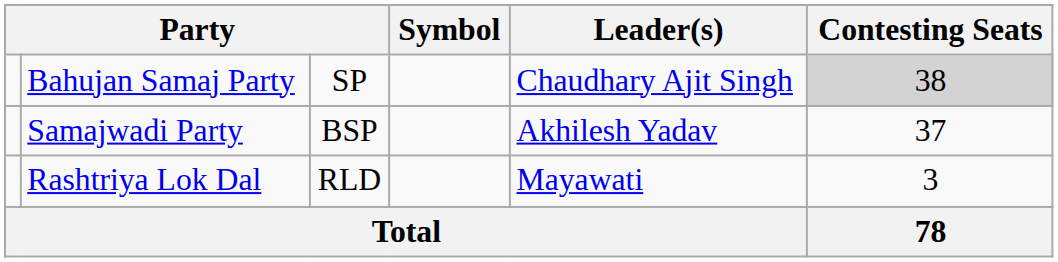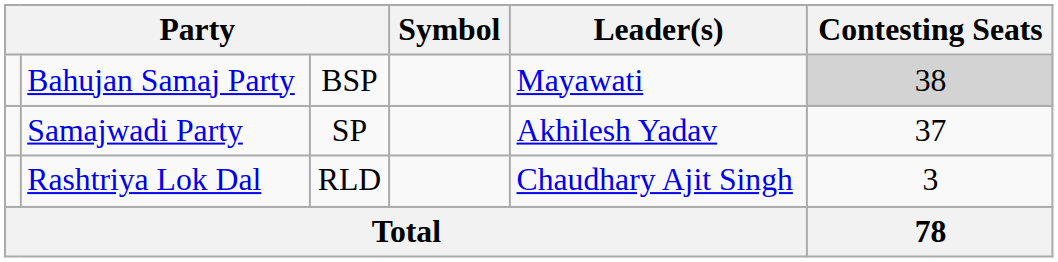(349, 79) SP -> (349, 79) BSP
(655, 79) Chaudhary Ajit Singh -> (580, 79) Mayawati
(349, 130) BSP -> (349, 130) SP
(580, 180) Mayawati -> (655, 180) Chaudhary Ajit Singh
